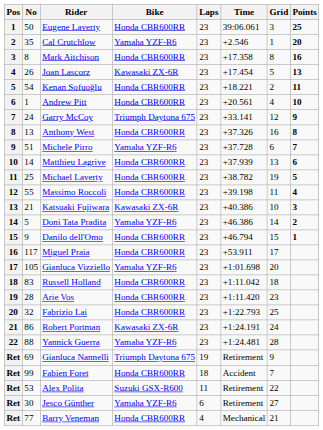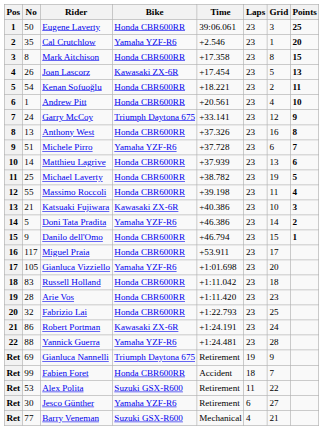columns swapped: (209, 12) <-> (244, 12)
(297, 57) 16 -> (297, 57) 15
(150, 418) Honda CBR600RR -> (149, 418) Suzuki GSX-R600
